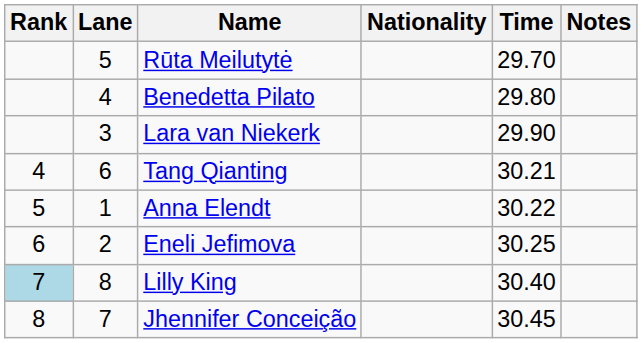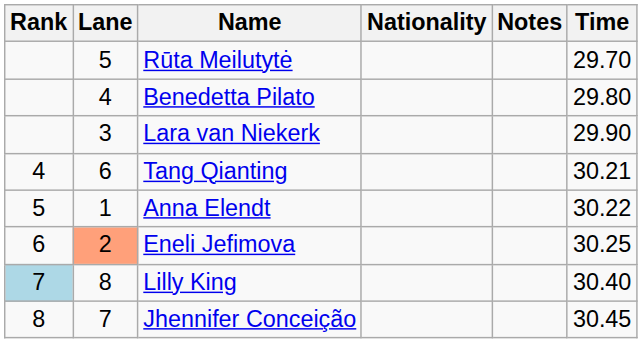columns swapped: (526, 23) <-> (599, 23)
(105, 245) no background -> (105, 245) lightsalmon background
